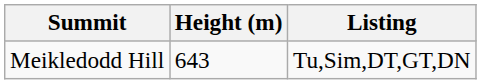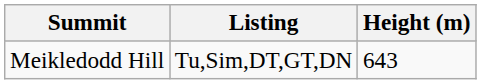columns swapped: (229, 22) <-> (382, 22)
